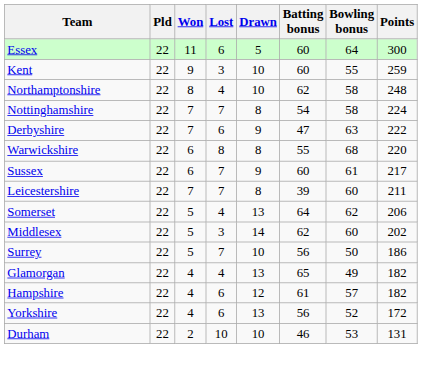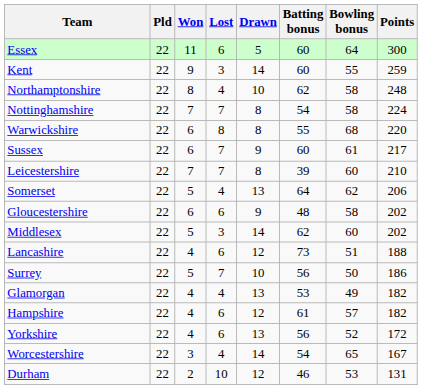(258, 69) 10 -> (258, 69) 14
- row: (36, 130)
(397, 191) 211 -> (397, 171) 210
+ row: (48, 211)
+ row: (35, 252)
(303, 272) 65 -> (303, 292) 53
+ row: (46, 353)
(258, 333) 10 -> (258, 374) 12
